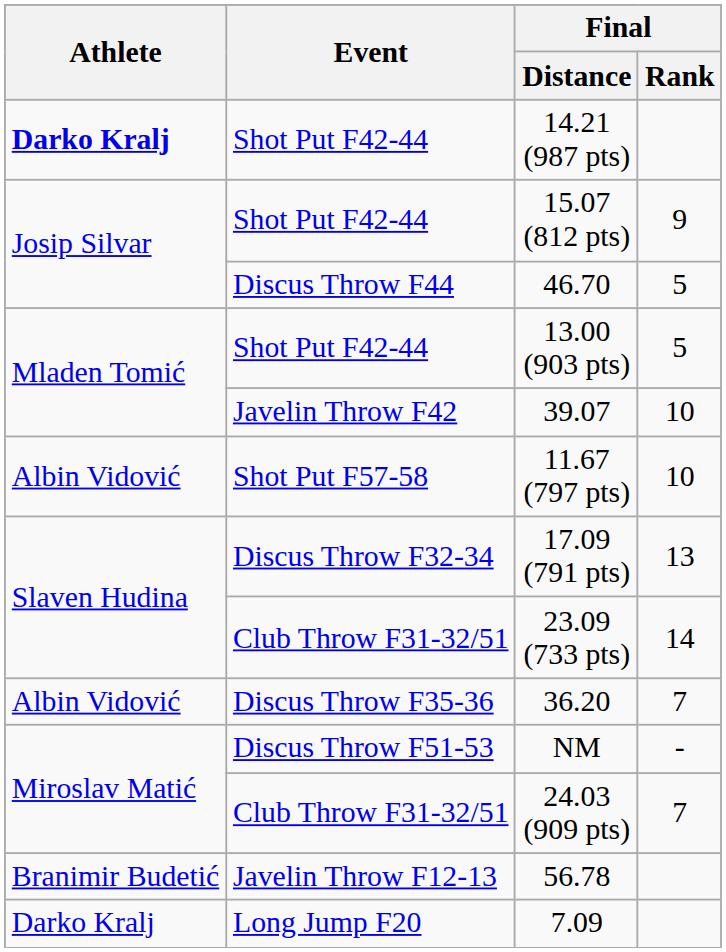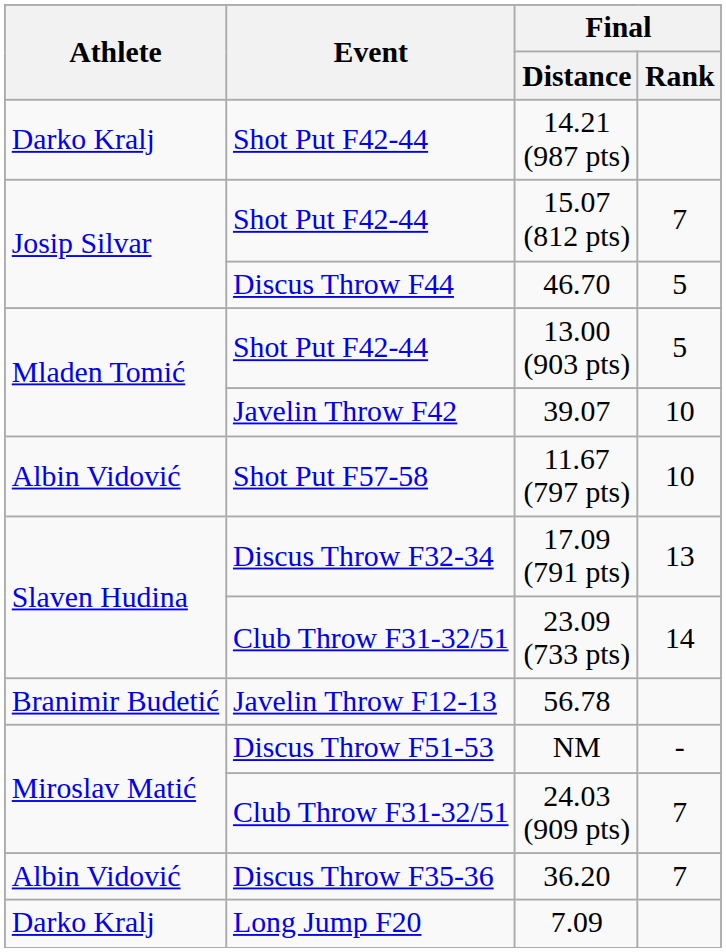(91, 139) bold -> (83, 139) normal
(680, 219) 9 -> (680, 219) 7
rows swapped: (577, 700) <-> (577, 876)
